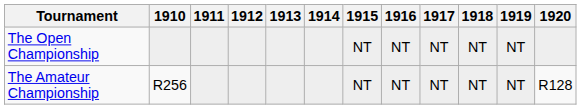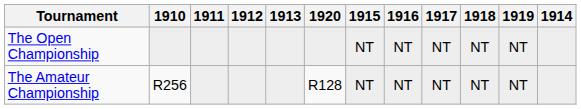columns swapped: (324, 16) <-> (555, 16)
